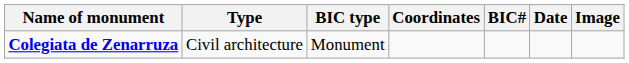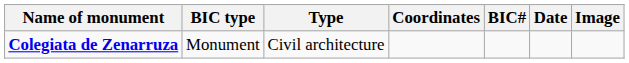columns swapped: (348, 17) <-> (245, 17)
